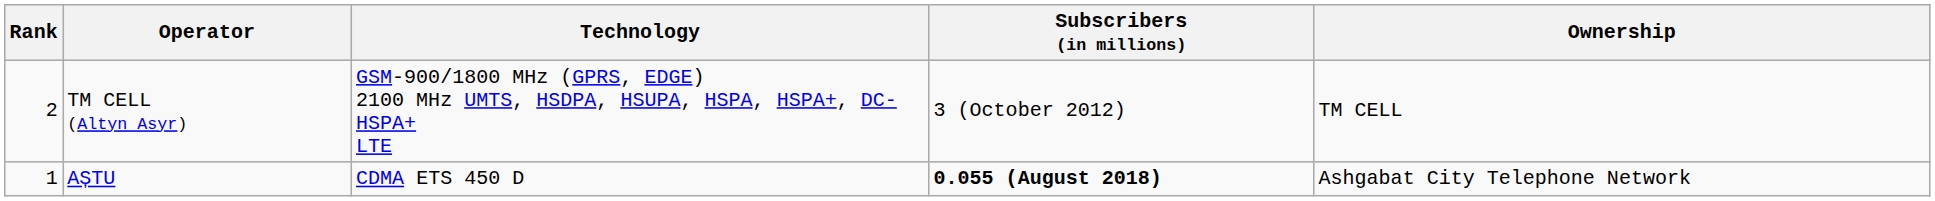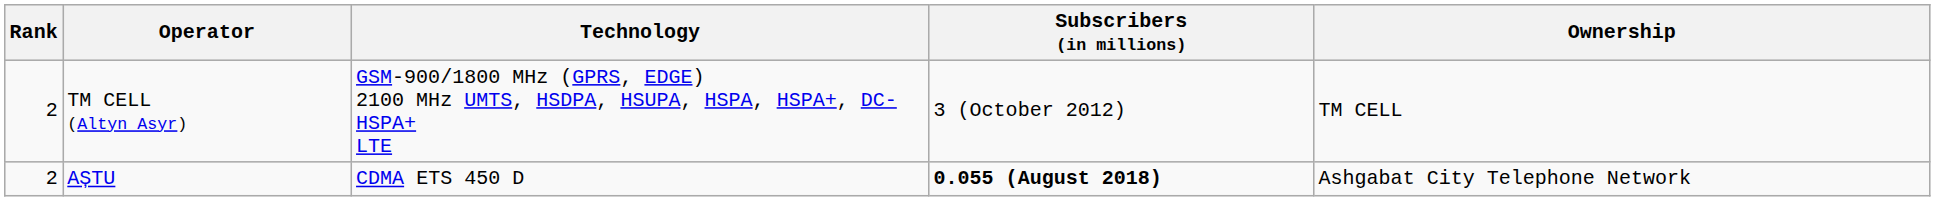(52, 179) 1 -> (52, 179) 2
